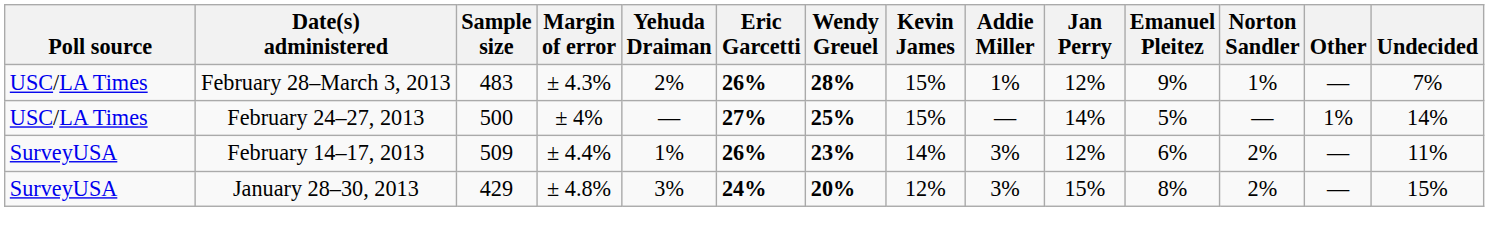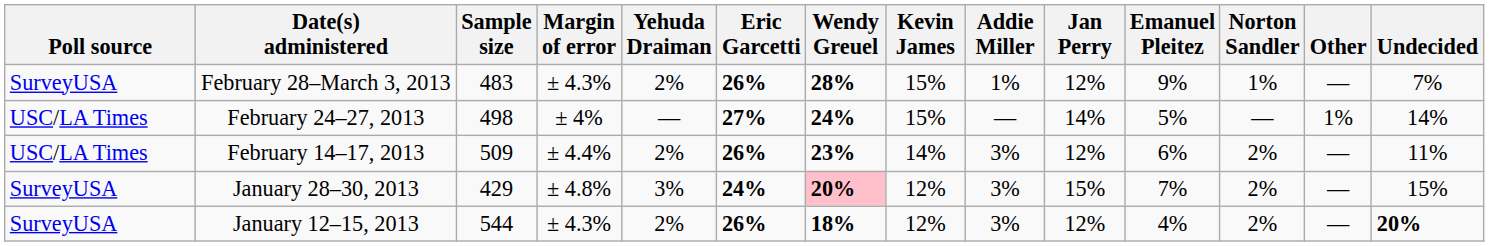(79, 82) USC/LA Times -> (64, 82) SurveyUSA
(496, 117) 500 -> (496, 117) 498
(833, 117) 25% -> (833, 117) 24%
(64, 152) SurveyUSA -> (79, 152) USC/LA Times
(669, 152) 1% -> (669, 152) 2%
(833, 188) no background -> (833, 188) pink background
(1172, 188) 8% -> (1172, 188) 7%
+ row: (326, 223)
